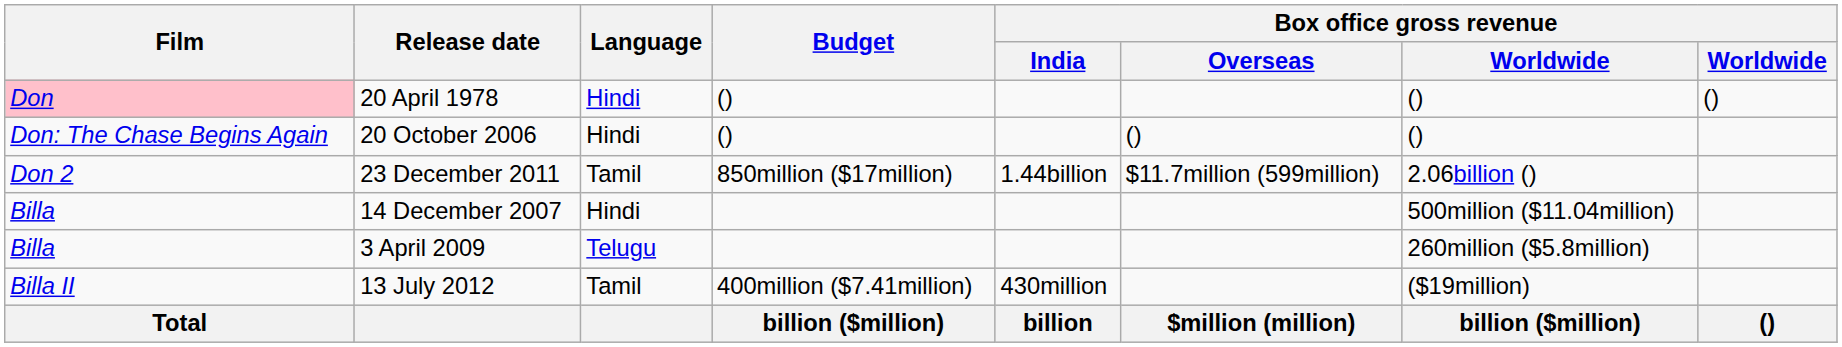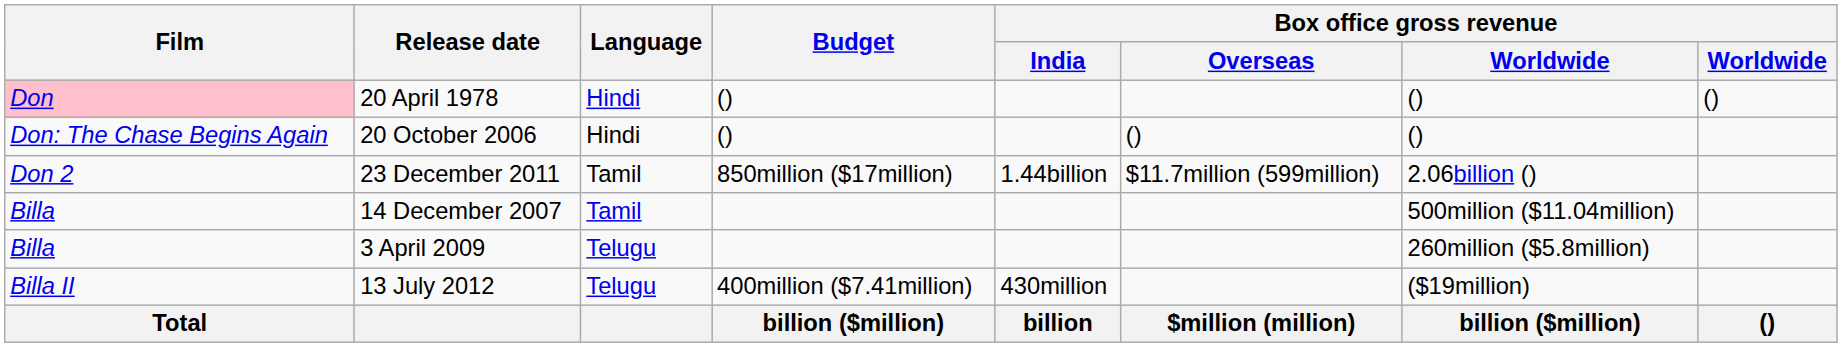(613, 211) Hindi -> (614, 211) Tamil
(614, 286) Tamil -> (621, 286) Telugu
